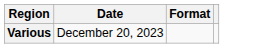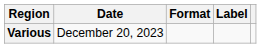+ column: (232, 14)
